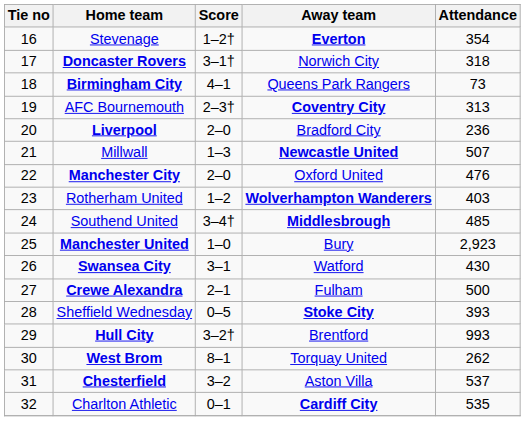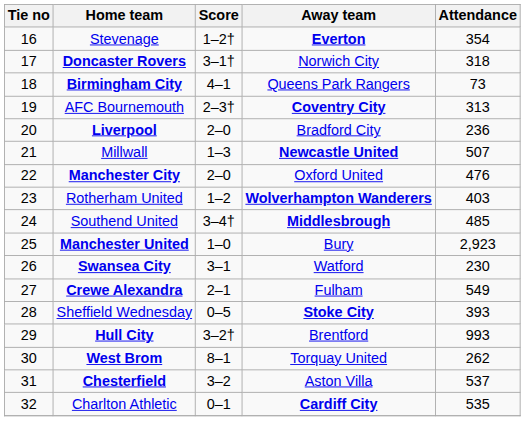(478, 267) 430 -> (478, 267) 230
(478, 289) 500 -> (478, 289) 549
